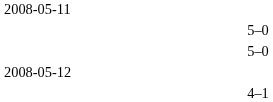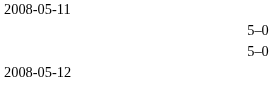- row: (104, 94)
